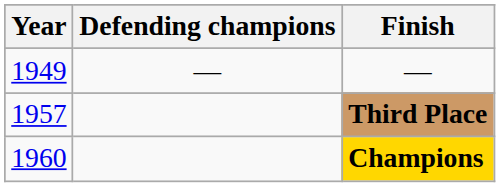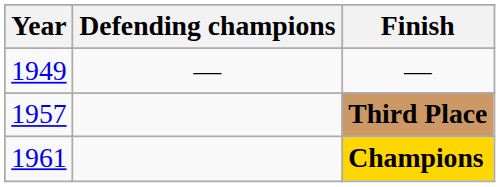(39, 158) 1960 -> (39, 158) 1961
